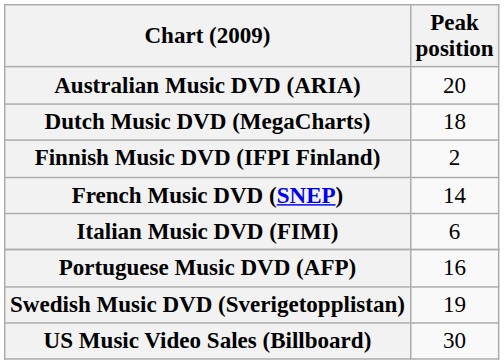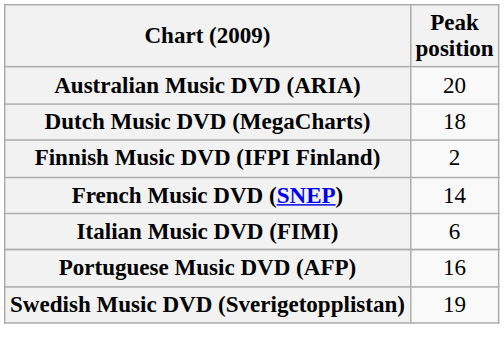- row: (207, 341)
